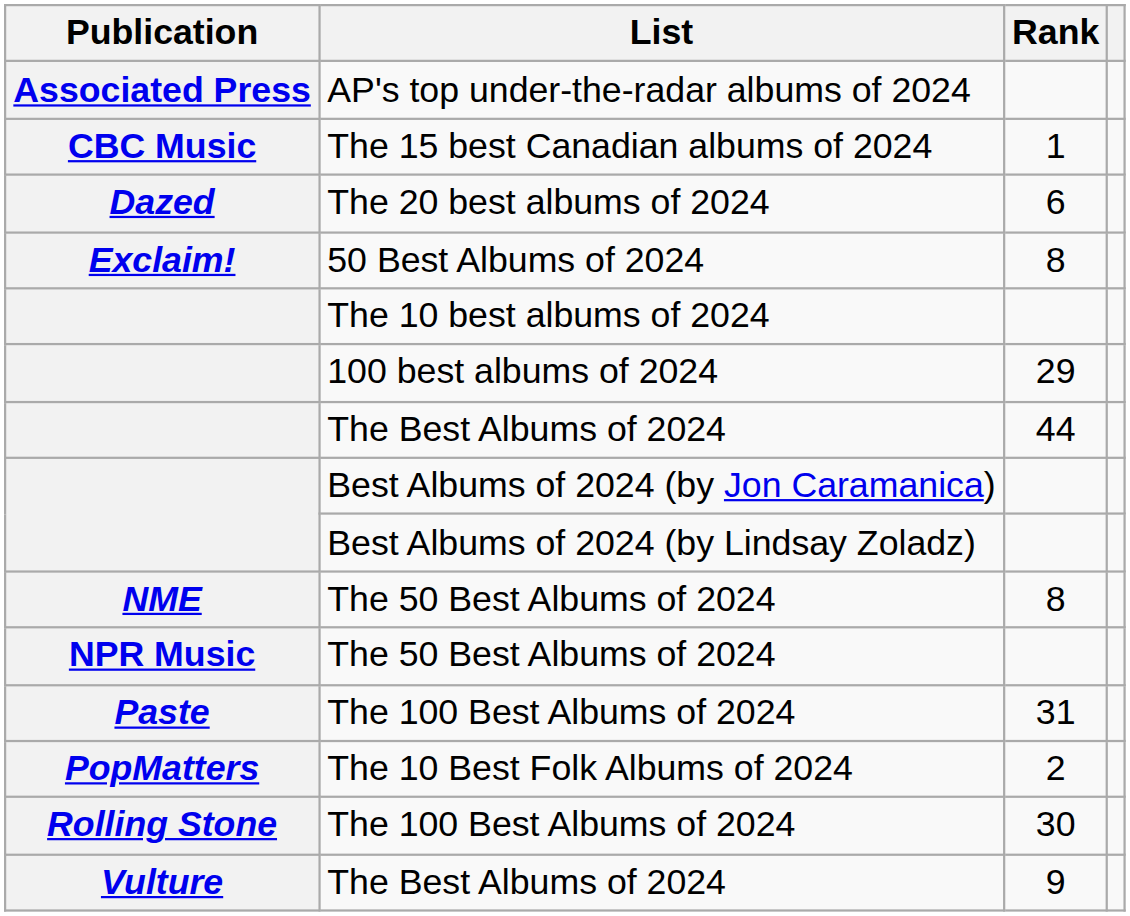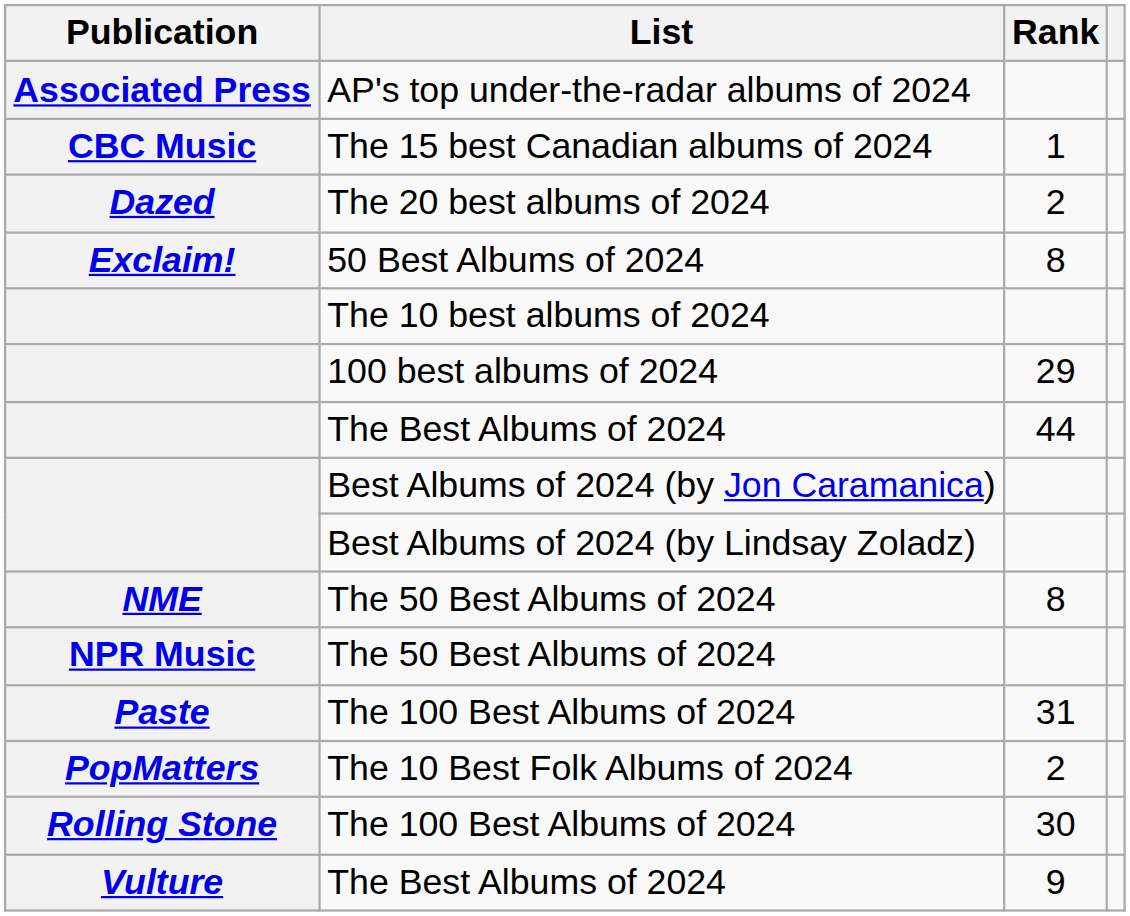(1056, 202) 6 -> (1056, 202) 2
